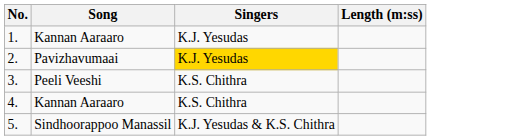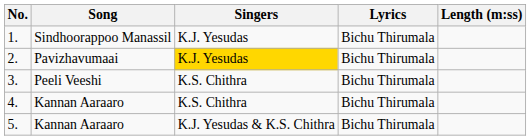+ column: (388, 15)
(79, 37) Kannan Aaraaro -> (103, 37) Sindhoorappoo Manassil
(103, 124) Sindhoorappoo Manassil -> (79, 124) Kannan Aaraaro
